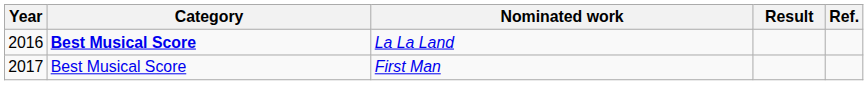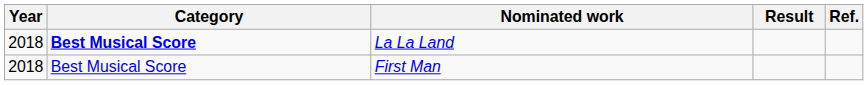(26, 42) 2016 -> (26, 42) 2018
(26, 67) 2017 -> (26, 67) 2018
